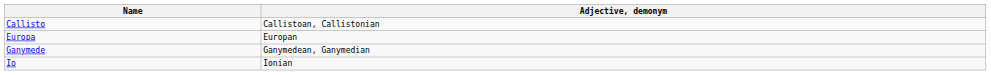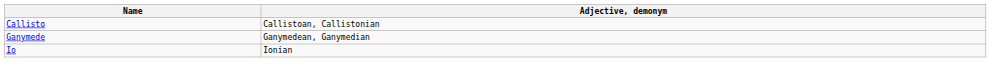- row: (21, 37)
